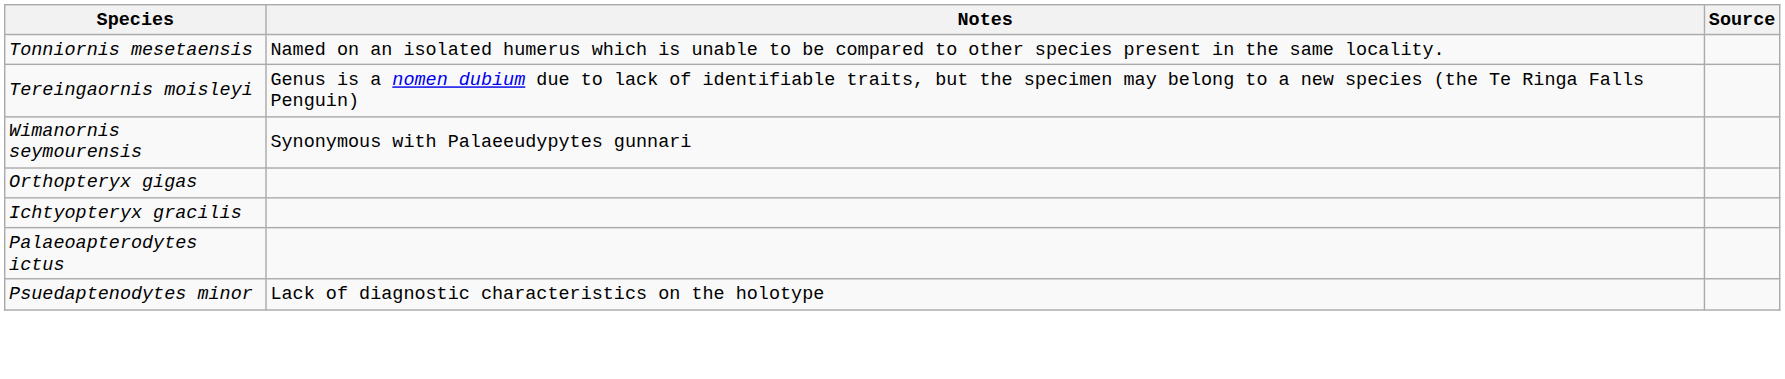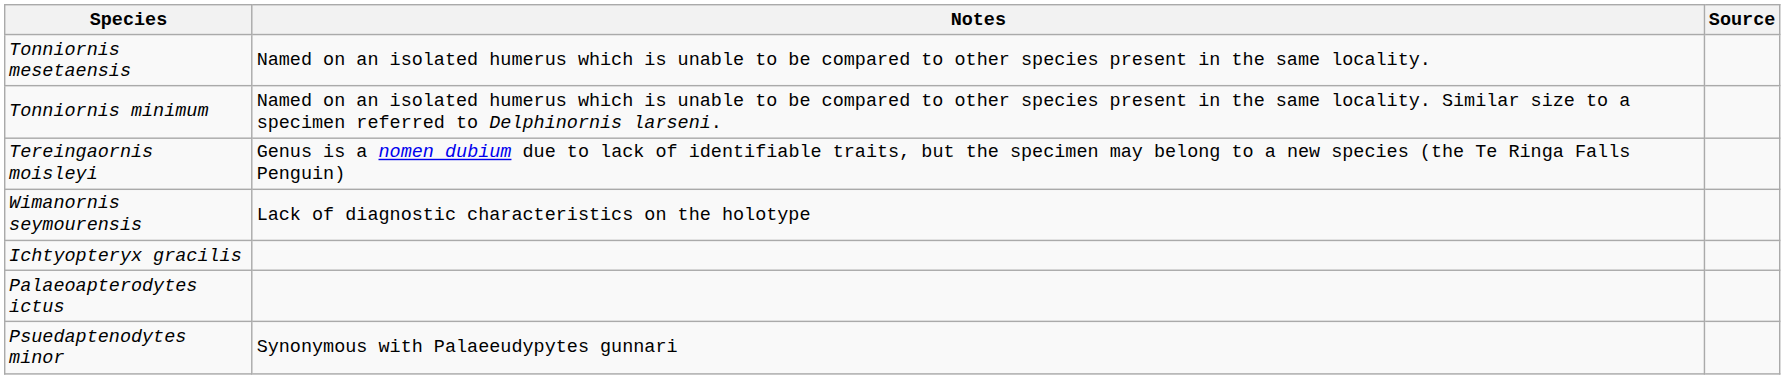+ row: (109, 112)
(481, 142) Synonymous with Palaeeudypytes gunnari -> (534, 215) Lack of diagnostic characteristics on the holotype
- row: (103, 183)
(547, 294) Lack of diagnostic characteristics on the holotype -> (467, 348) Synonymous with Palaeeudypytes gunnari
